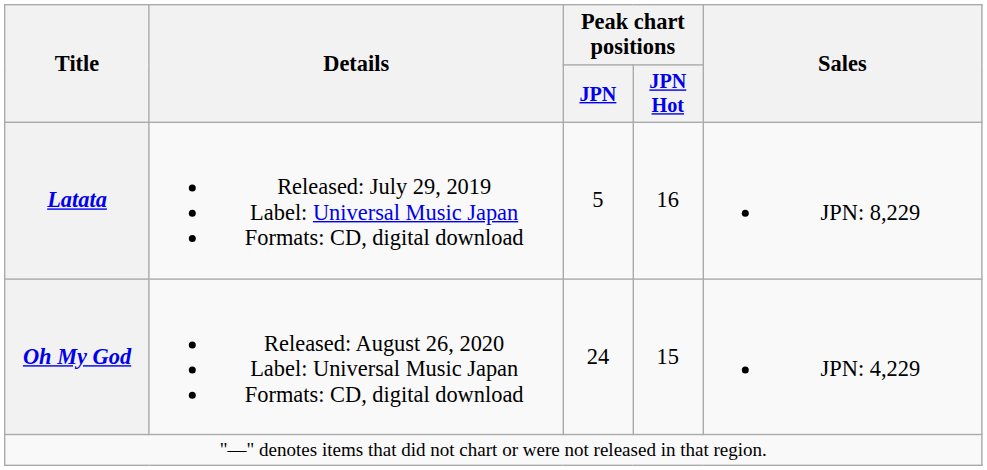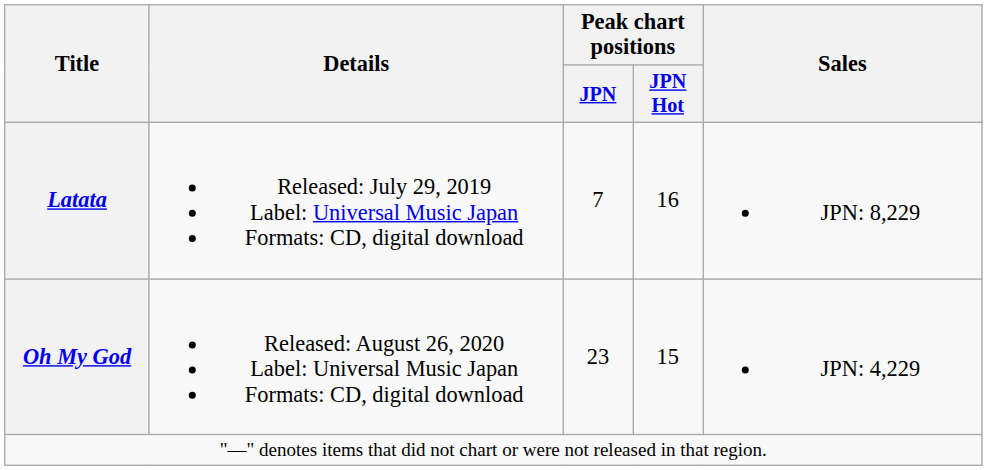(598, 200) 5 -> (598, 200) 7
(598, 356) 24 -> (598, 356) 23
